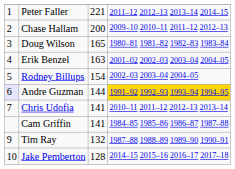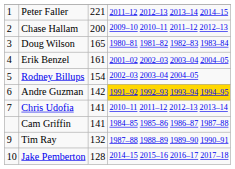(98, 60) 163 -> (98, 60) 161
(9, 92) lavender background -> (9, 92) no background
(98, 92) 144 -> (98, 92) 142
